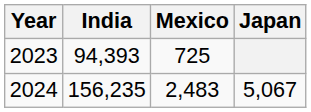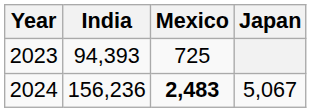(107, 90) 156,235 -> (107, 90) 156,236
(192, 90) normal -> (192, 90) bold
